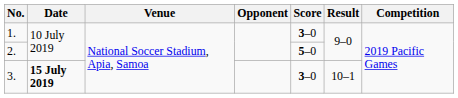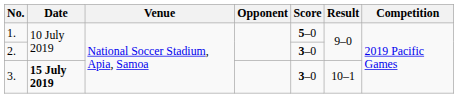(307, 32) 3–0 -> (307, 32) 5–0
(307, 51) 5–0 -> (307, 51) 3–0
